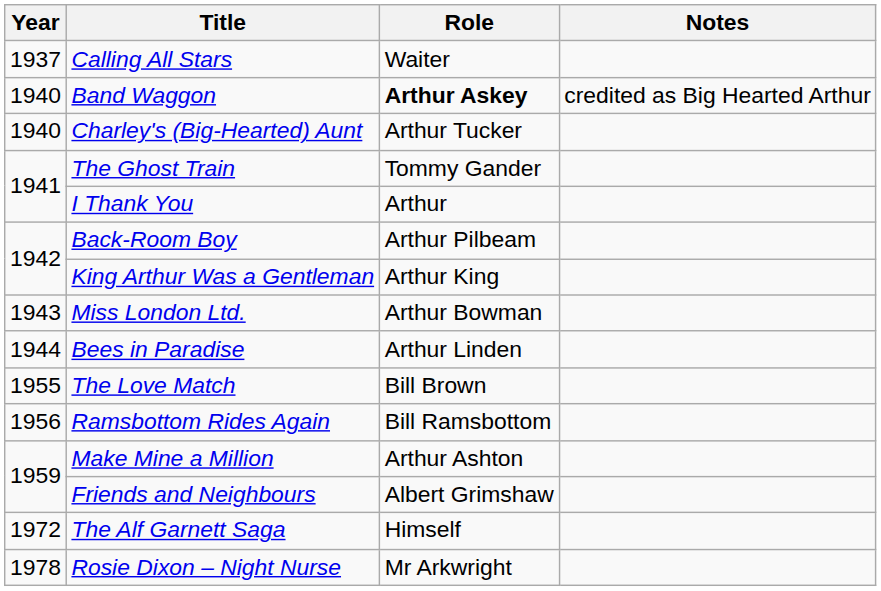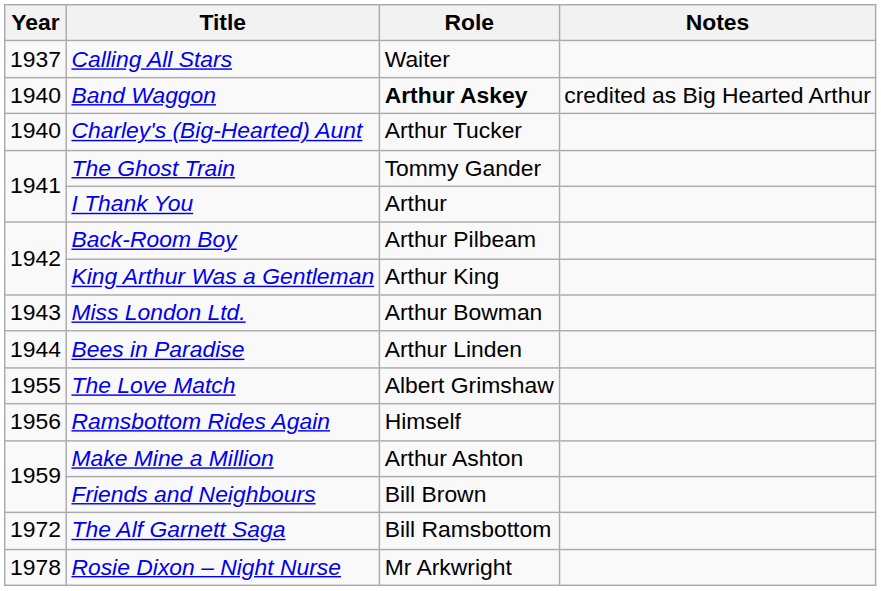(436, 385) Bill Brown -> (469, 385) Albert Grimshaw
(468, 421) Bill Ramsbottom -> (423, 421) Himself
(469, 494) Albert Grimshaw -> (436, 494) Bill Brown
(423, 530) Himself -> (468, 530) Bill Ramsbottom
